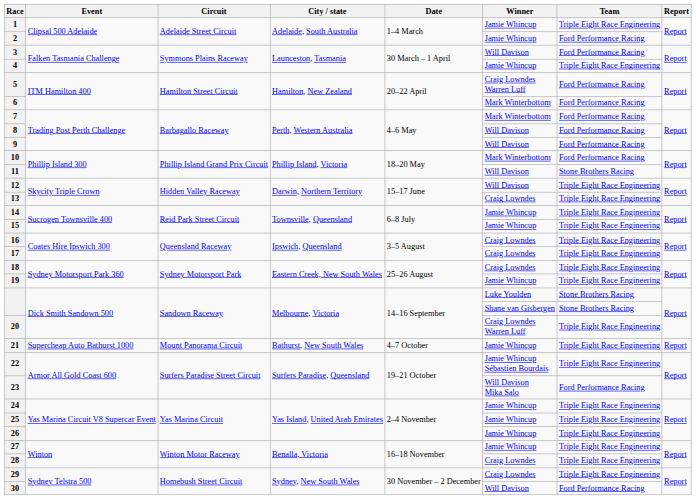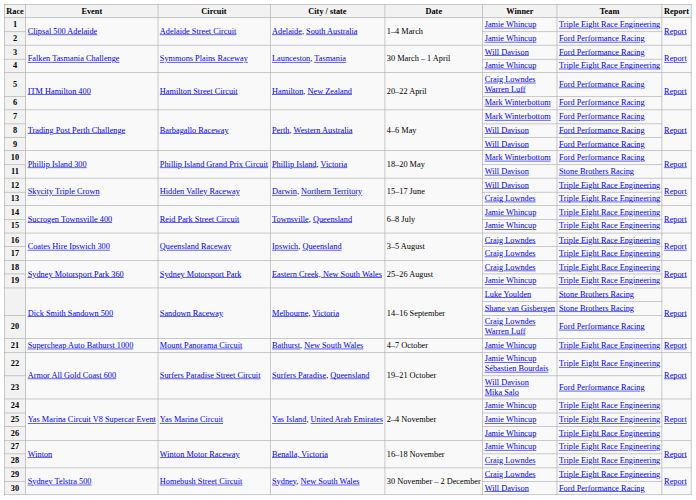(610, 326) Triple Eight Race Engineering -> (602, 326) Ford Performance Racing
